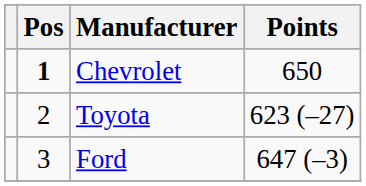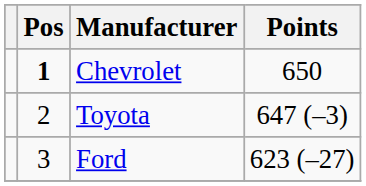(302, 114) 623 (–27) -> (302, 114) 647 (–3)
(302, 159) 647 (–3) -> (302, 159) 623 (–27)
